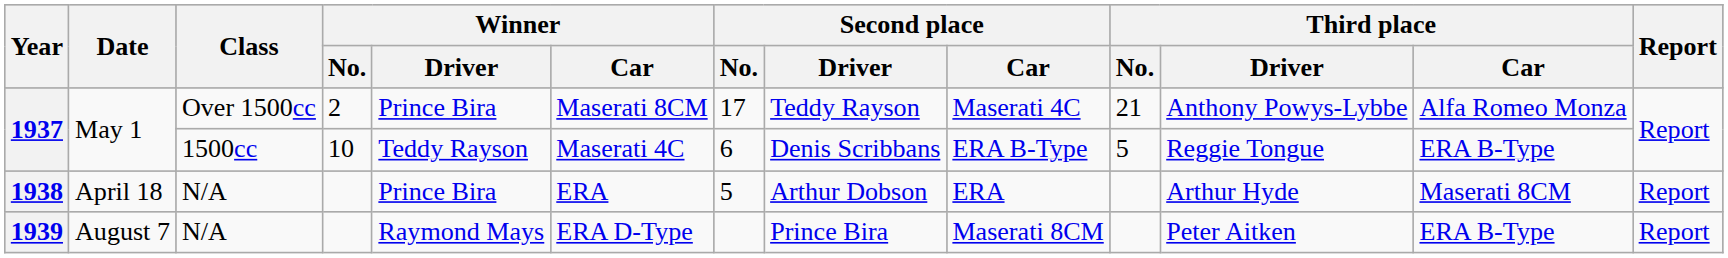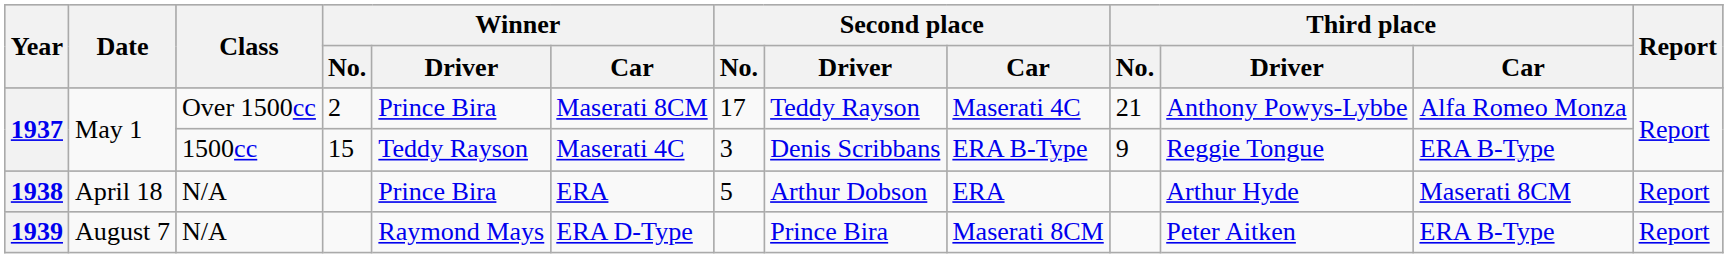(341, 149) 10 -> (341, 149) 15
(726, 149) 6 -> (726, 149) 3
(1122, 149) 5 -> (1122, 149) 9
